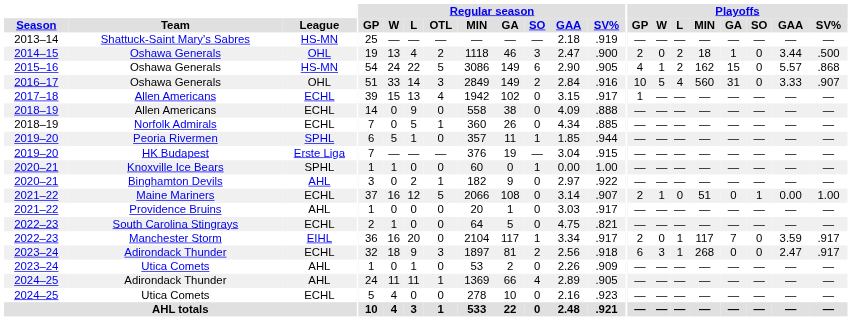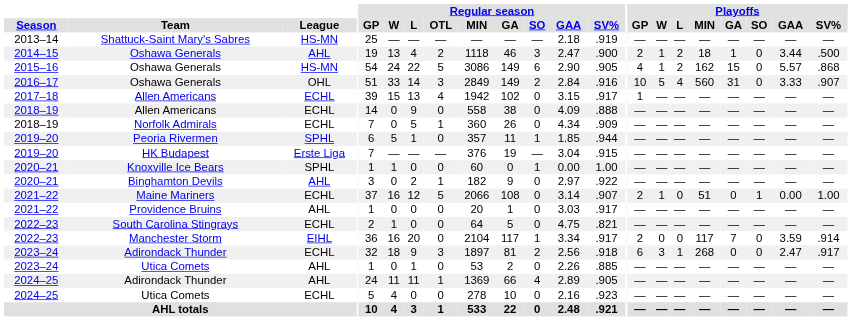(319, 53) OHL -> (319, 53) AHL
(662, 53) 0 -> (662, 53) 1
(606, 124) .885 -> (606, 124) .909
(680, 238) 1 -> (680, 238) 0
(829, 238) .917 -> (829, 238) .914
(606, 266) .909 -> (606, 266) .885
